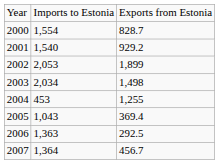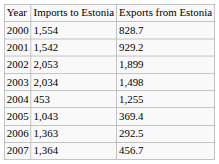(46, 47) 1,540 -> (46, 47) 1,542
